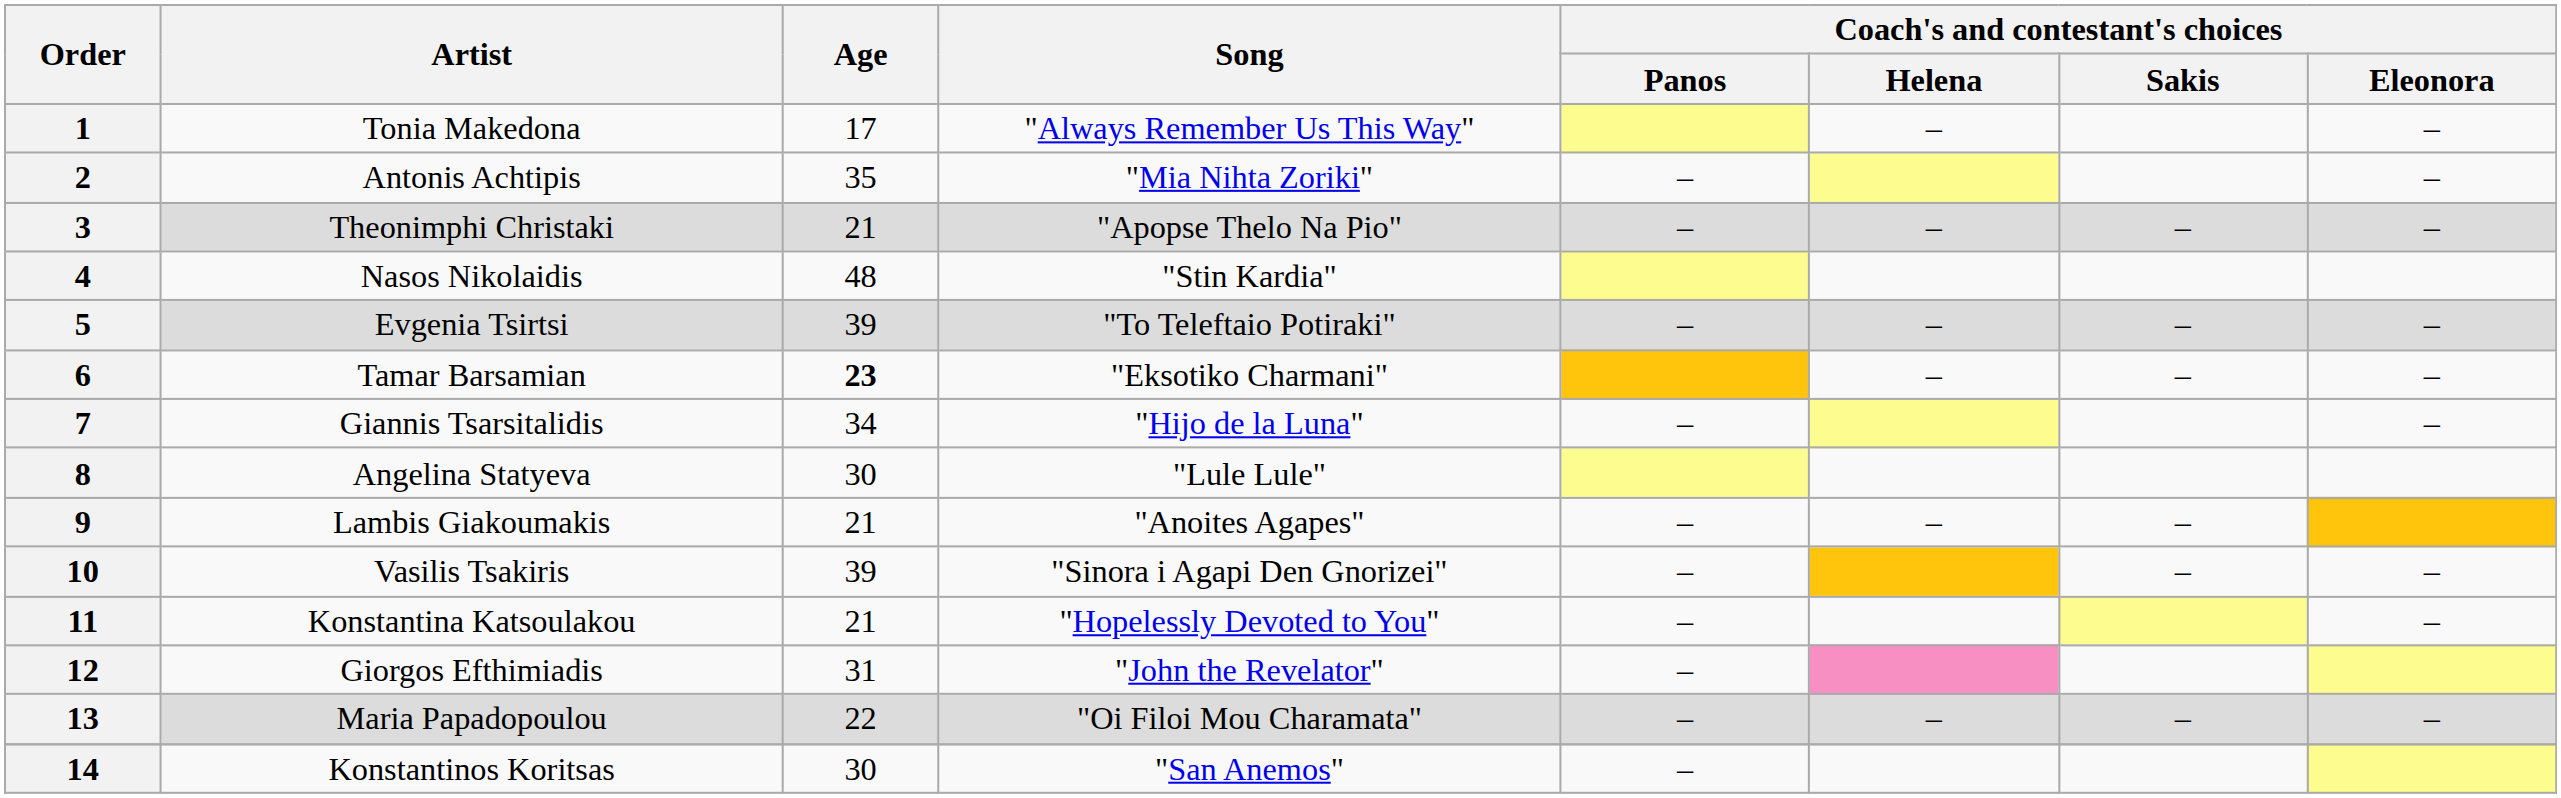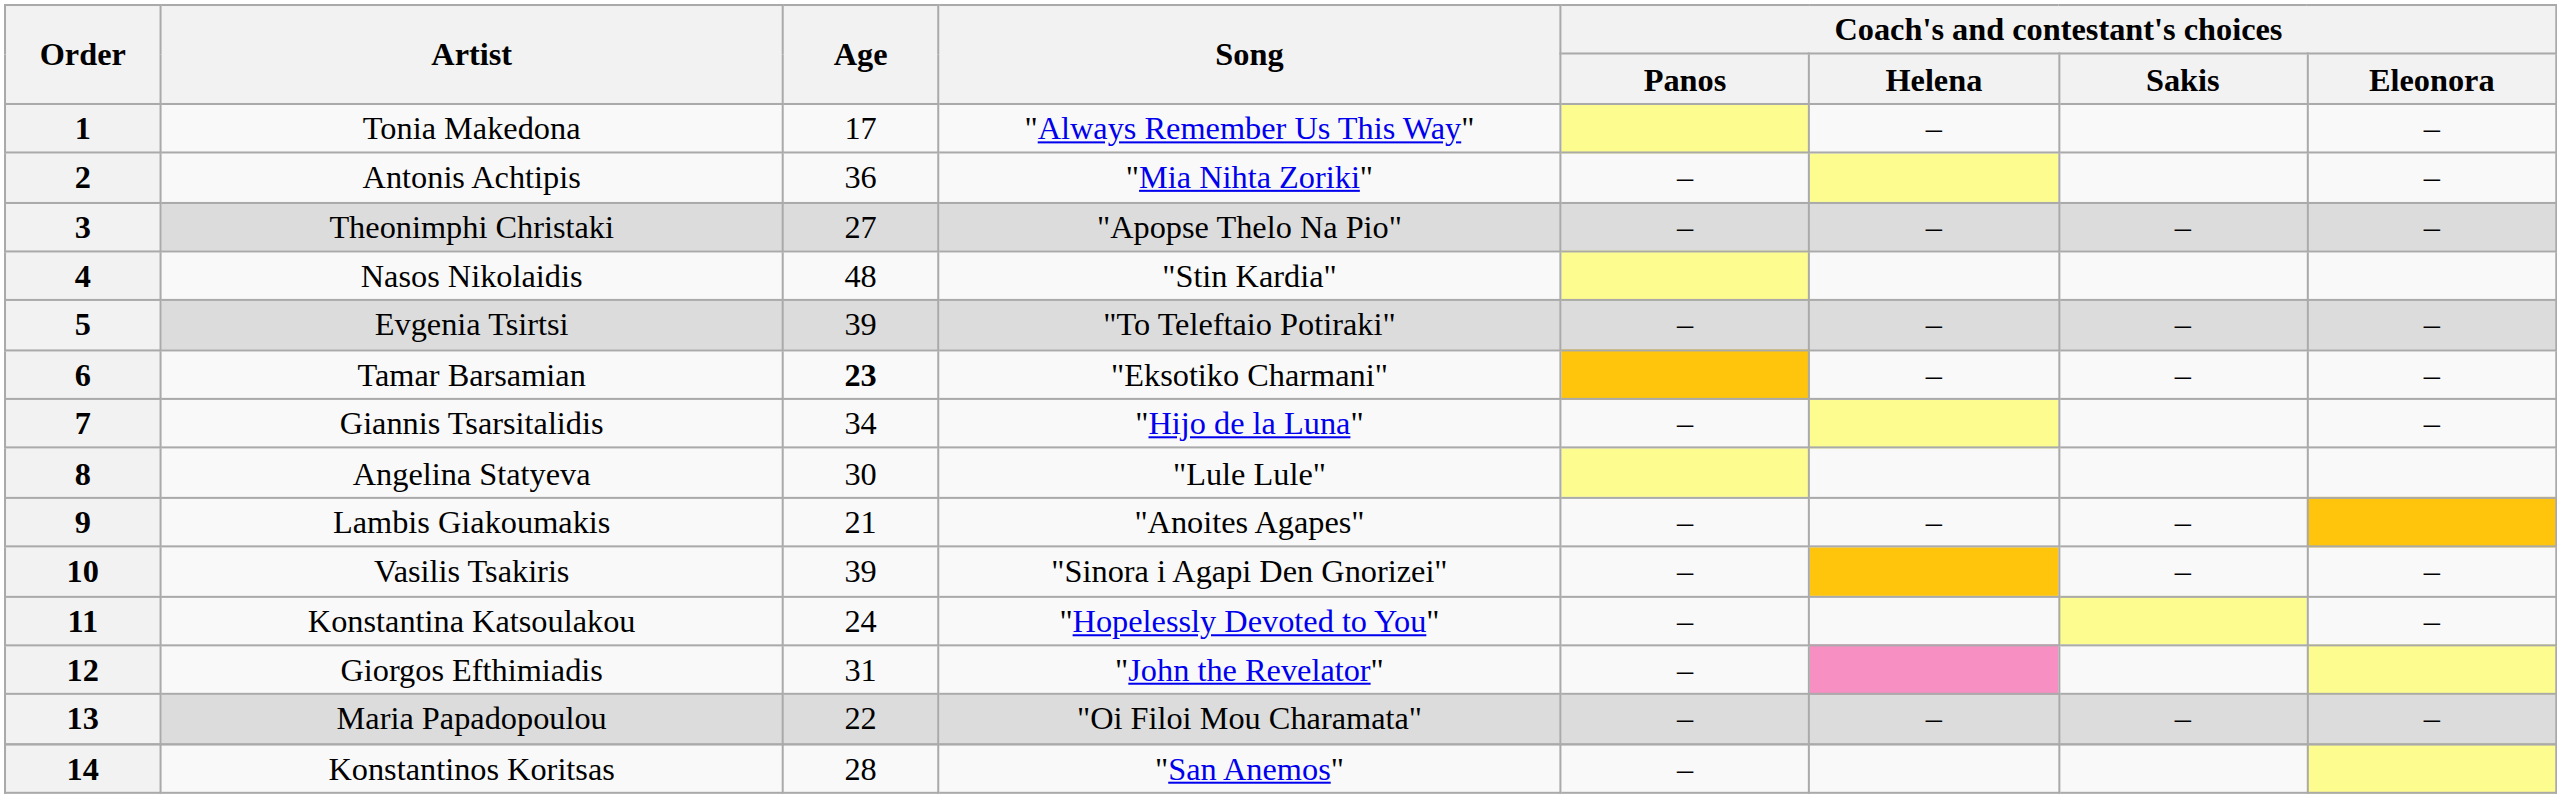(861, 177) 35 -> (861, 177) 36
(861, 227) 21 -> (861, 227) 27
(861, 620) 21 -> (861, 620) 24
(861, 768) 30 -> (861, 768) 28
